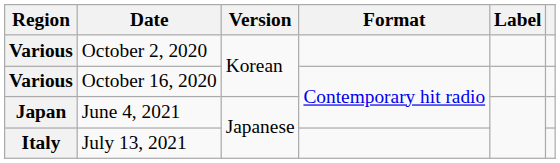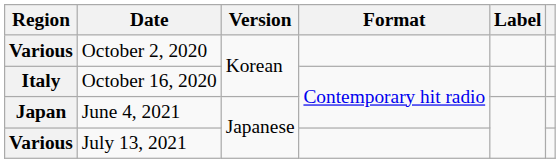(41, 81) Various -> (41, 81) Italy
(41, 142) Italy -> (41, 142) Various
